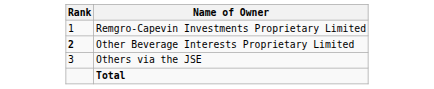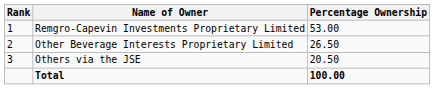+ column: (368, 12)
(71, 44) bold -> (10, 44) normal
